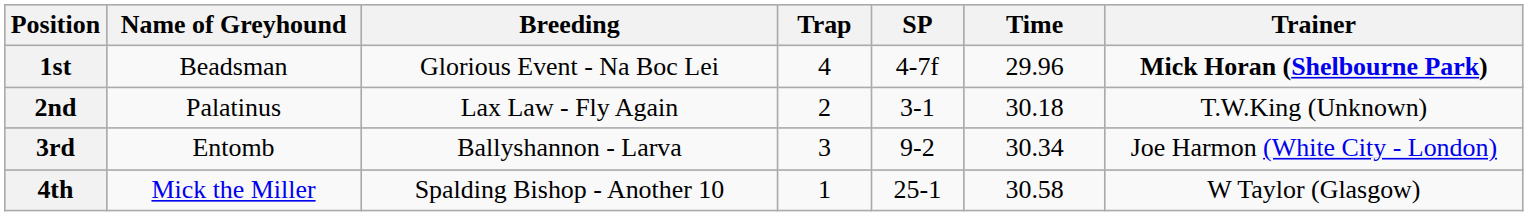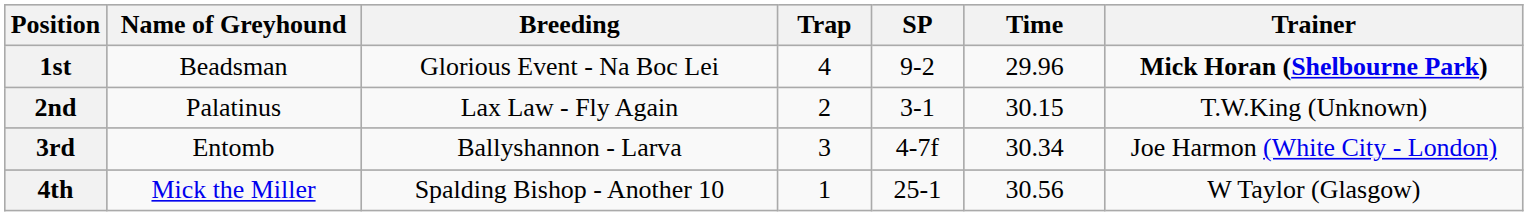(917, 66) 4-7f -> (917, 66) 9-2
(1035, 107) 30.18 -> (1035, 107) 30.15
(917, 148) 9-2 -> (917, 148) 4-7f
(1035, 189) 30.58 -> (1035, 189) 30.56
